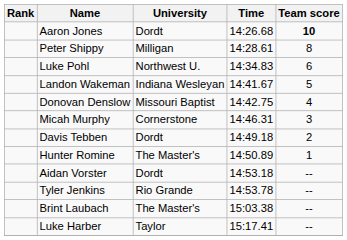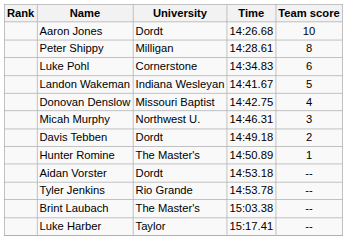(309, 31) bold -> (309, 31) normal
(168, 66) Northwest U. -> (166, 66) Cornerstone
(166, 119) Cornerstone -> (168, 119) Northwest U.
